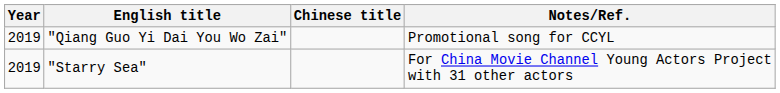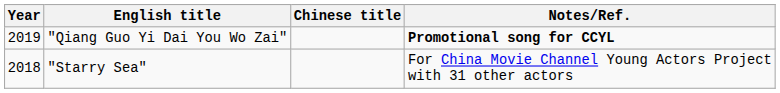(511, 38) normal -> (511, 38) bold
(24, 69) 2019 -> (24, 69) 2018
